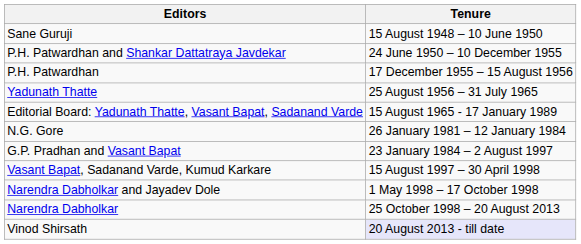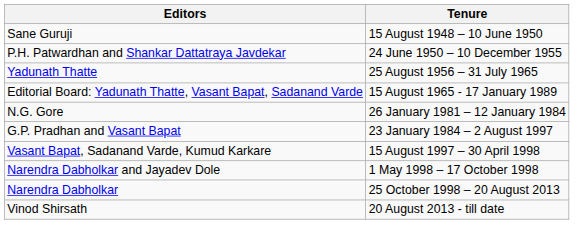- row: (53, 72)
(436, 229) lavender background -> (436, 209) no background
